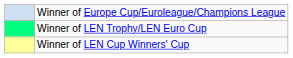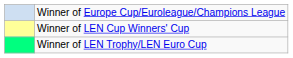rows swapped: (113, 45) <-> (122, 28)
